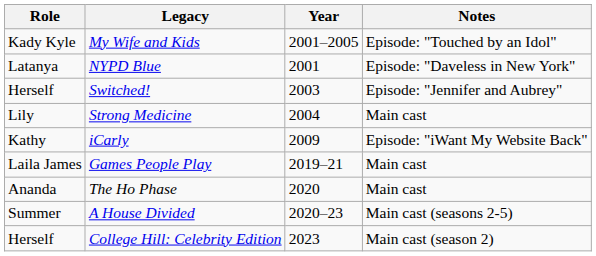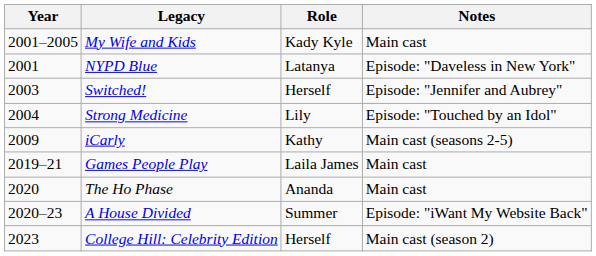columns swapped: (324, 16) <-> (45, 16)
(461, 41) Episode: "Touched by an Idol" -> (396, 41) Main cast
(396, 115) Main cast -> (461, 115) Episode: "Touched by an Idol"
(477, 139) Episode: "iWant My Website Back" -> (439, 139) Main cast (seasons 2-5)
(439, 213) Main cast (seasons 2-5) -> (477, 213) Episode: "iWant My Website Back"
